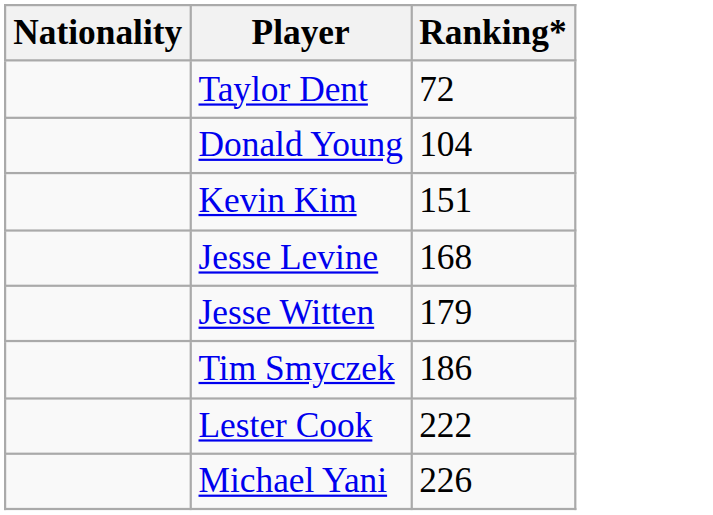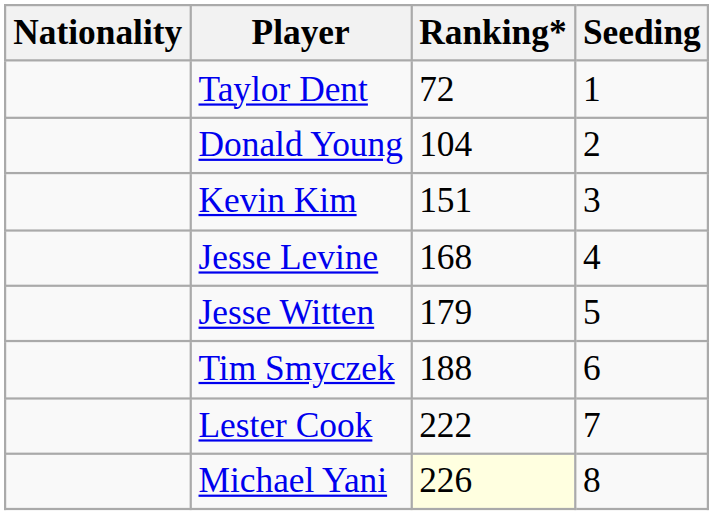+ column: (642, 32)
(446, 369) 186 -> (446, 369) 188
(446, 481) no background -> (446, 481) lightyellow background
